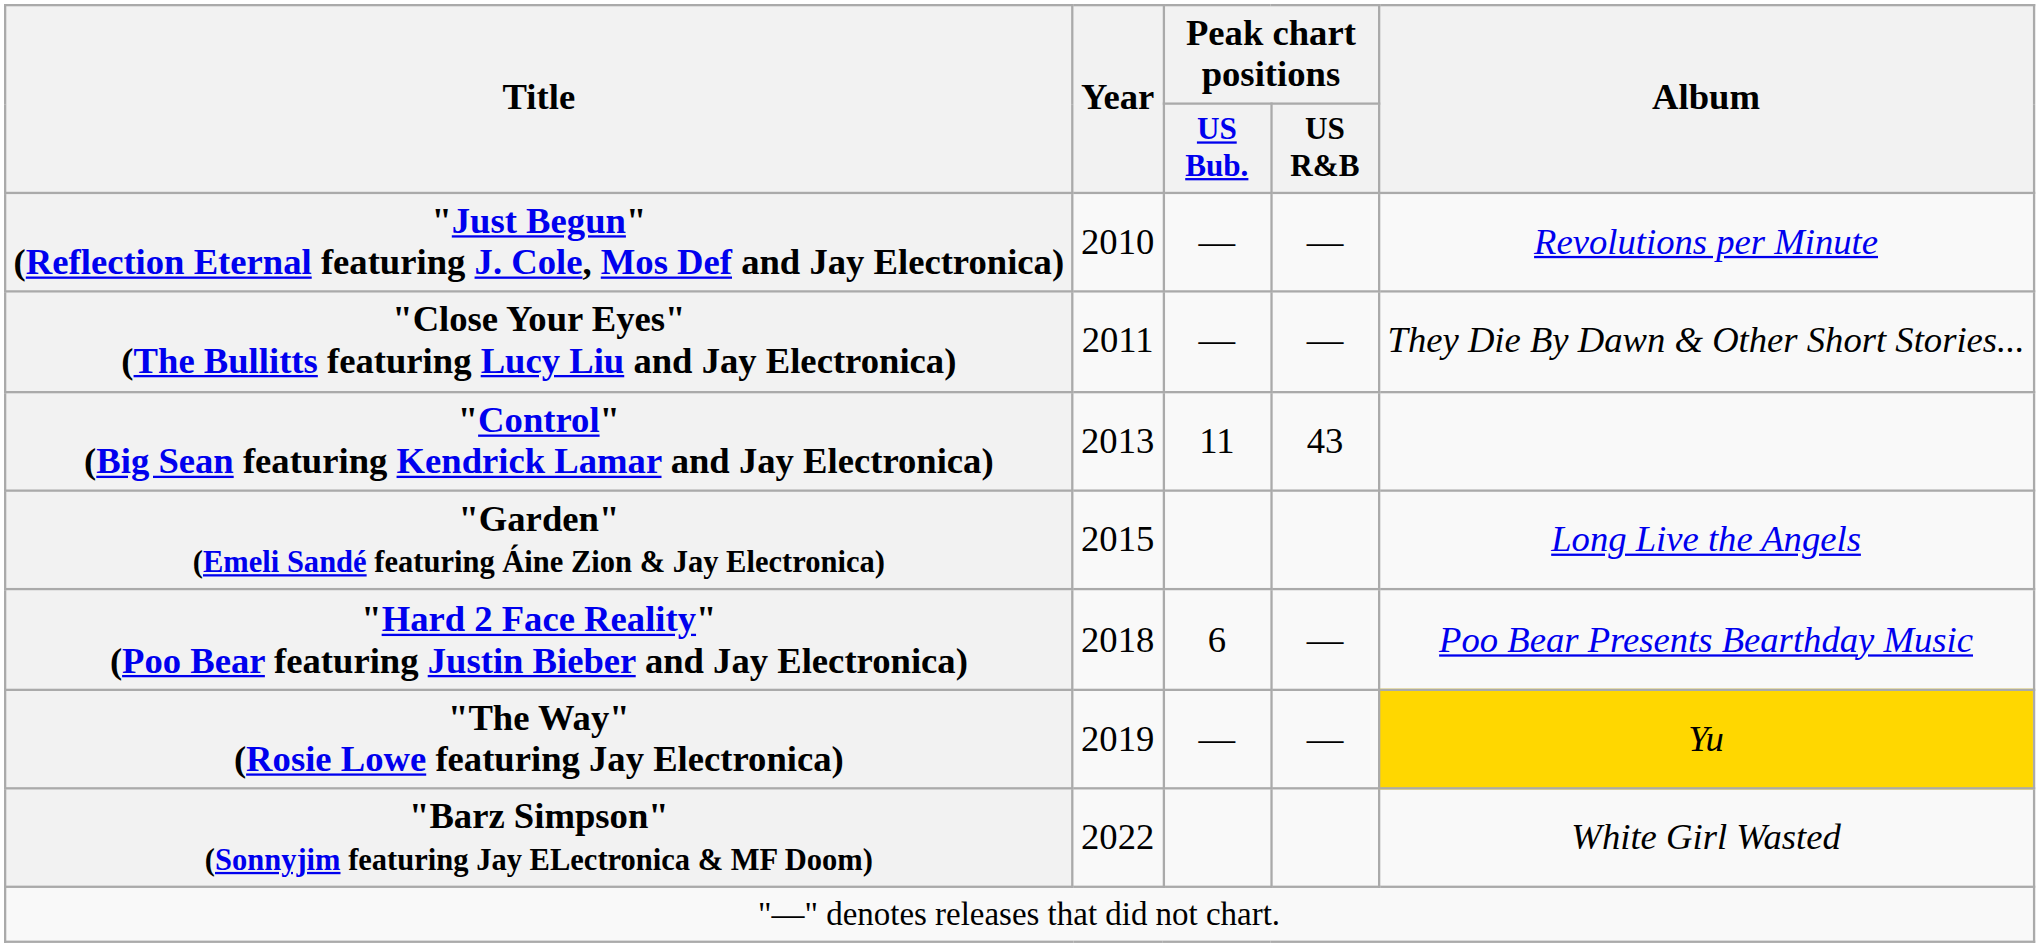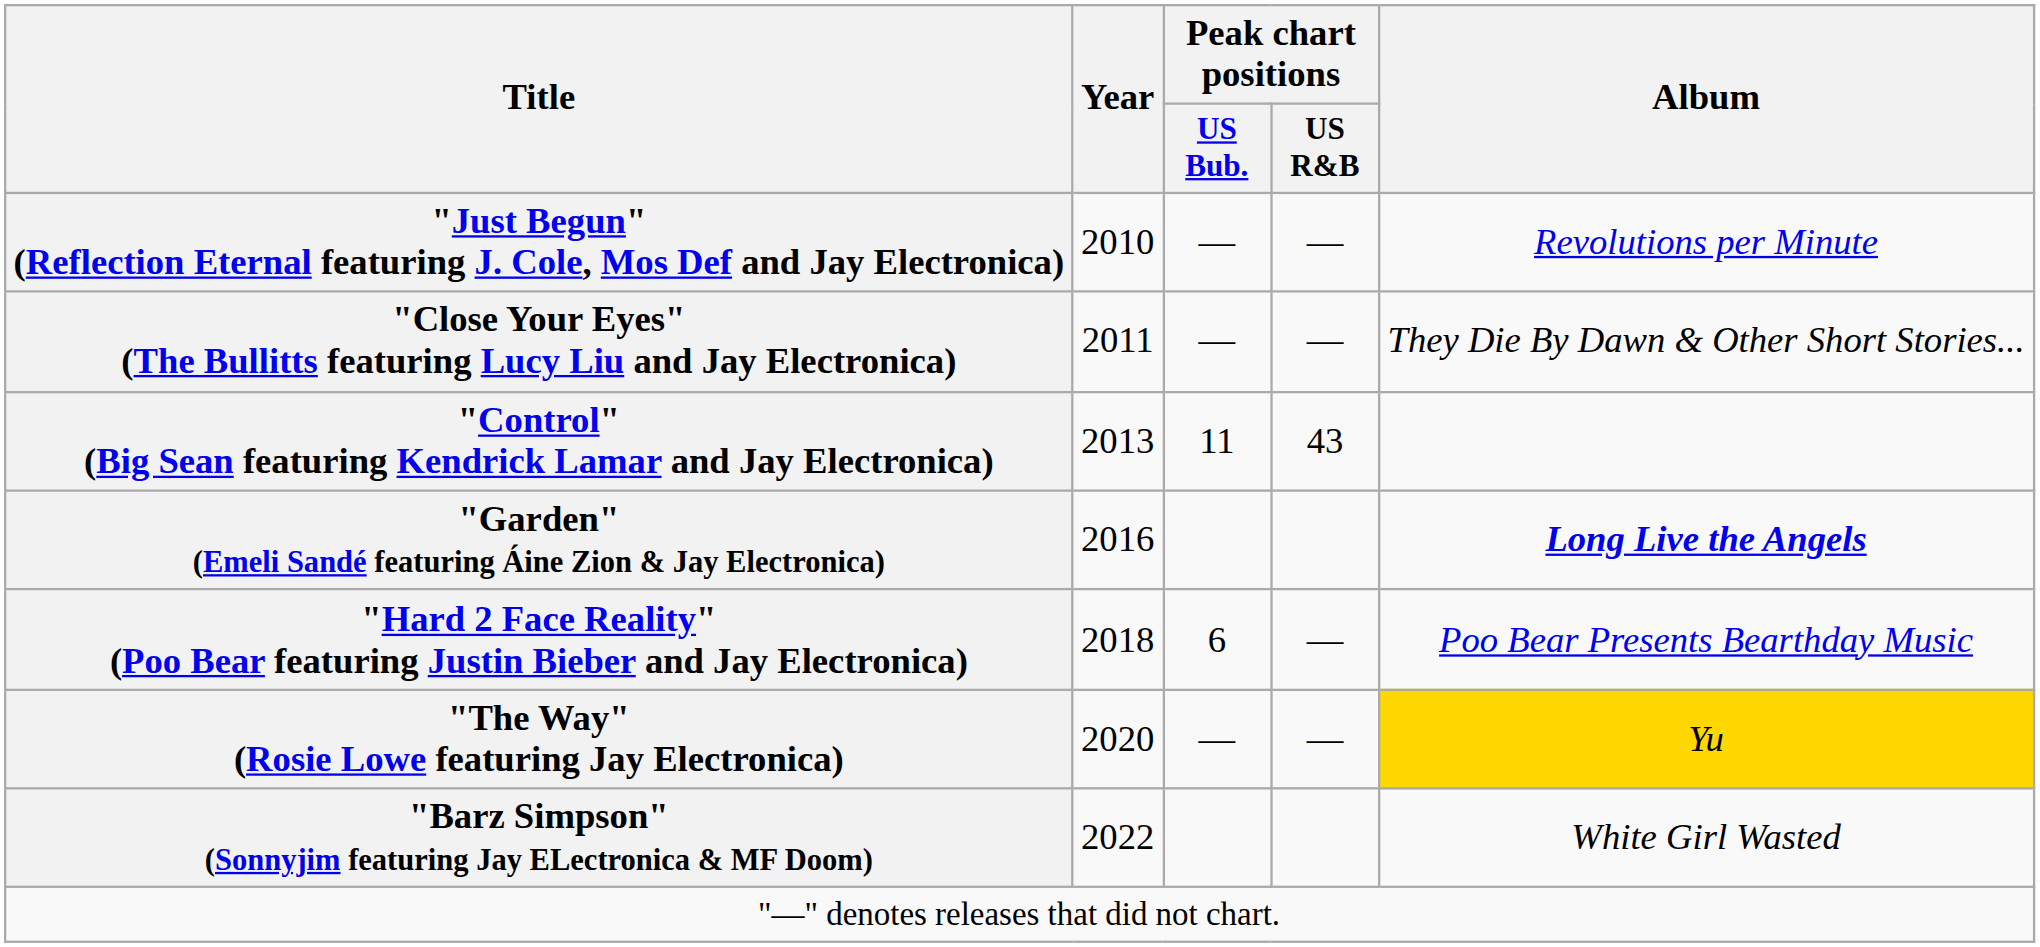(1118, 539) 2015 -> (1118, 539) 2016
(1706, 539) normal -> (1706, 539) bold
(1118, 738) 2019 -> (1118, 738) 2020
